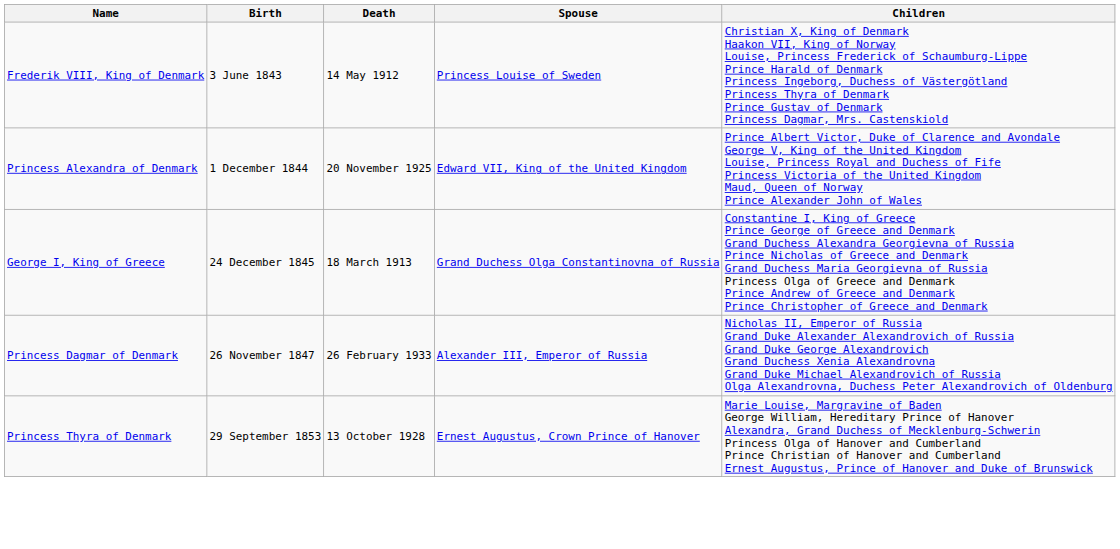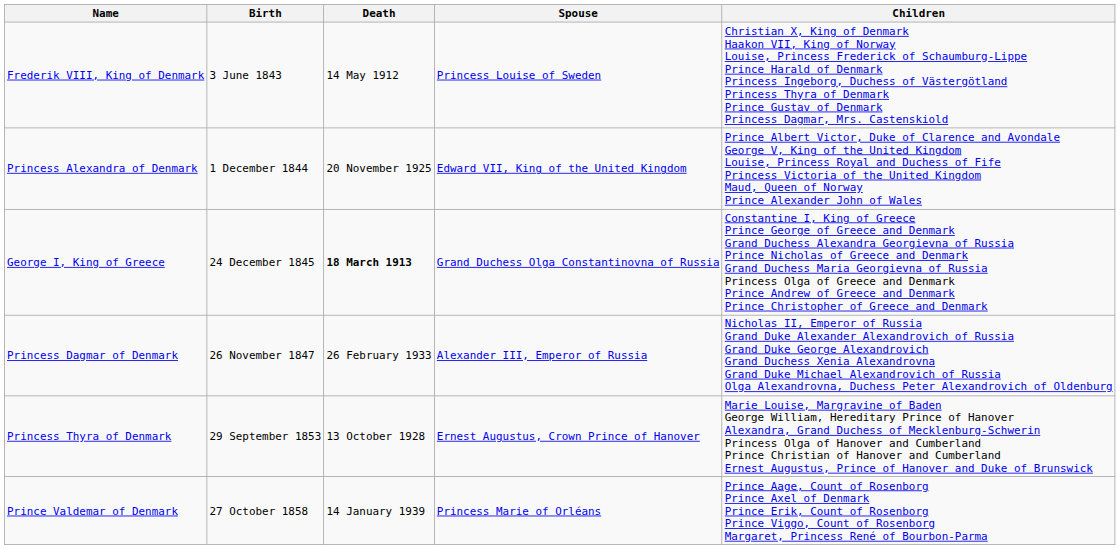(369, 262) normal -> (369, 262) bold
+ row: (92, 511)
